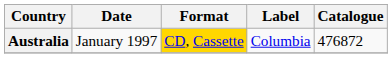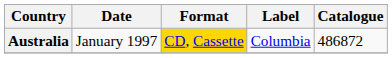(340, 40) 476872 -> (340, 40) 486872
